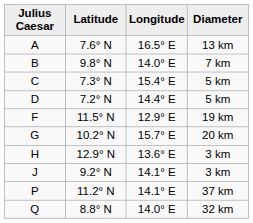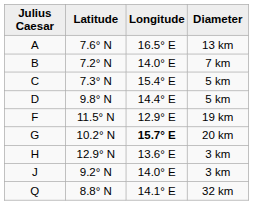(96, 63) 9.8° N -> (96, 63) 7.2° N
(96, 99) 7.2° N -> (96, 99) 9.8° N
(157, 136) normal -> (157, 136) bold
(157, 172) 14.1° E -> (157, 172) 14.0° E
- row: (35, 191)
(157, 209) 14.0° E -> (157, 191) 14.1° E
